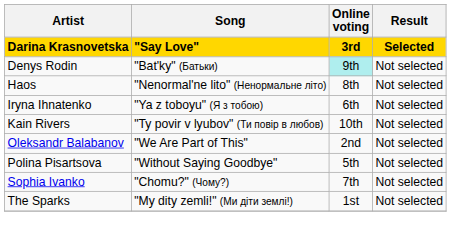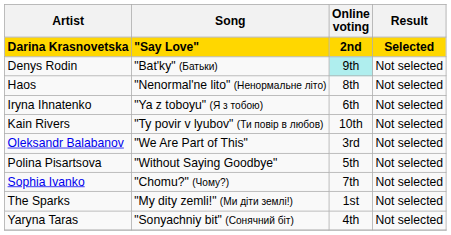(351, 47) 3rd -> (351, 47) 2nd
(351, 143) 2nd -> (351, 143) 3rd
+ row: (43, 220)
